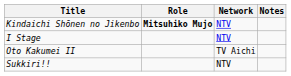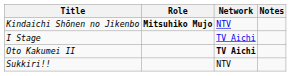(224, 38) NTV -> (236, 38) TV Aichi
(236, 51) normal -> (236, 51) bold
